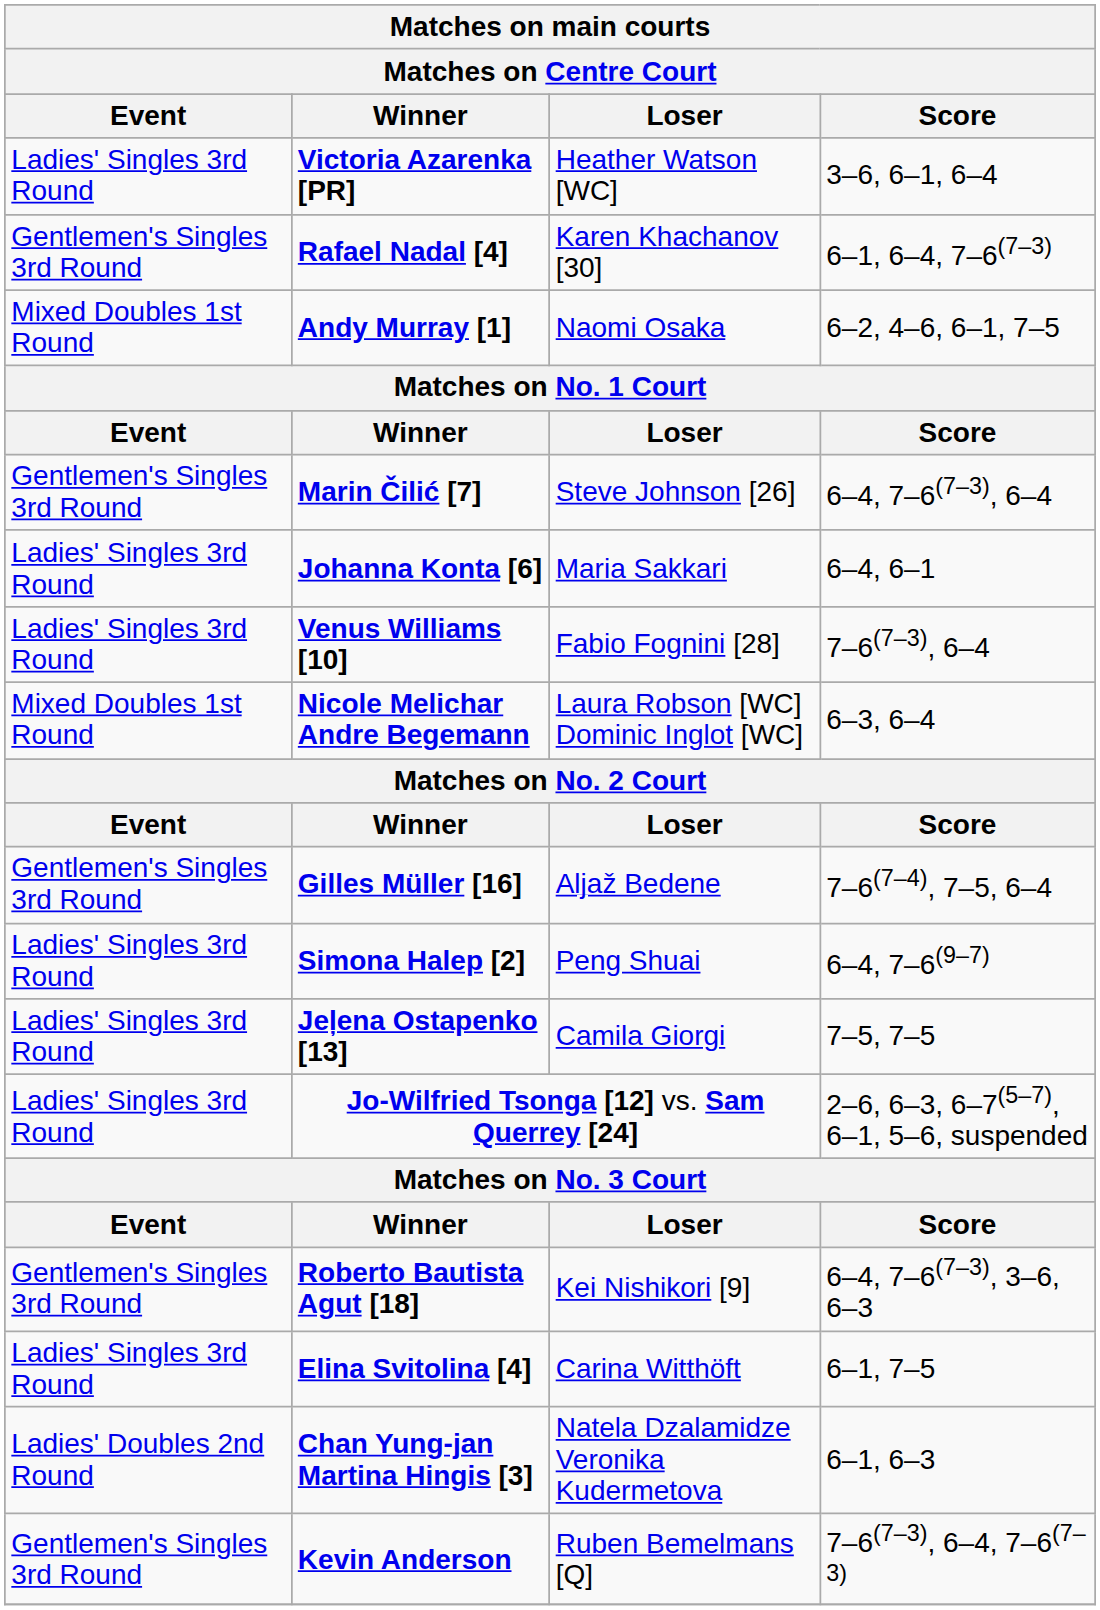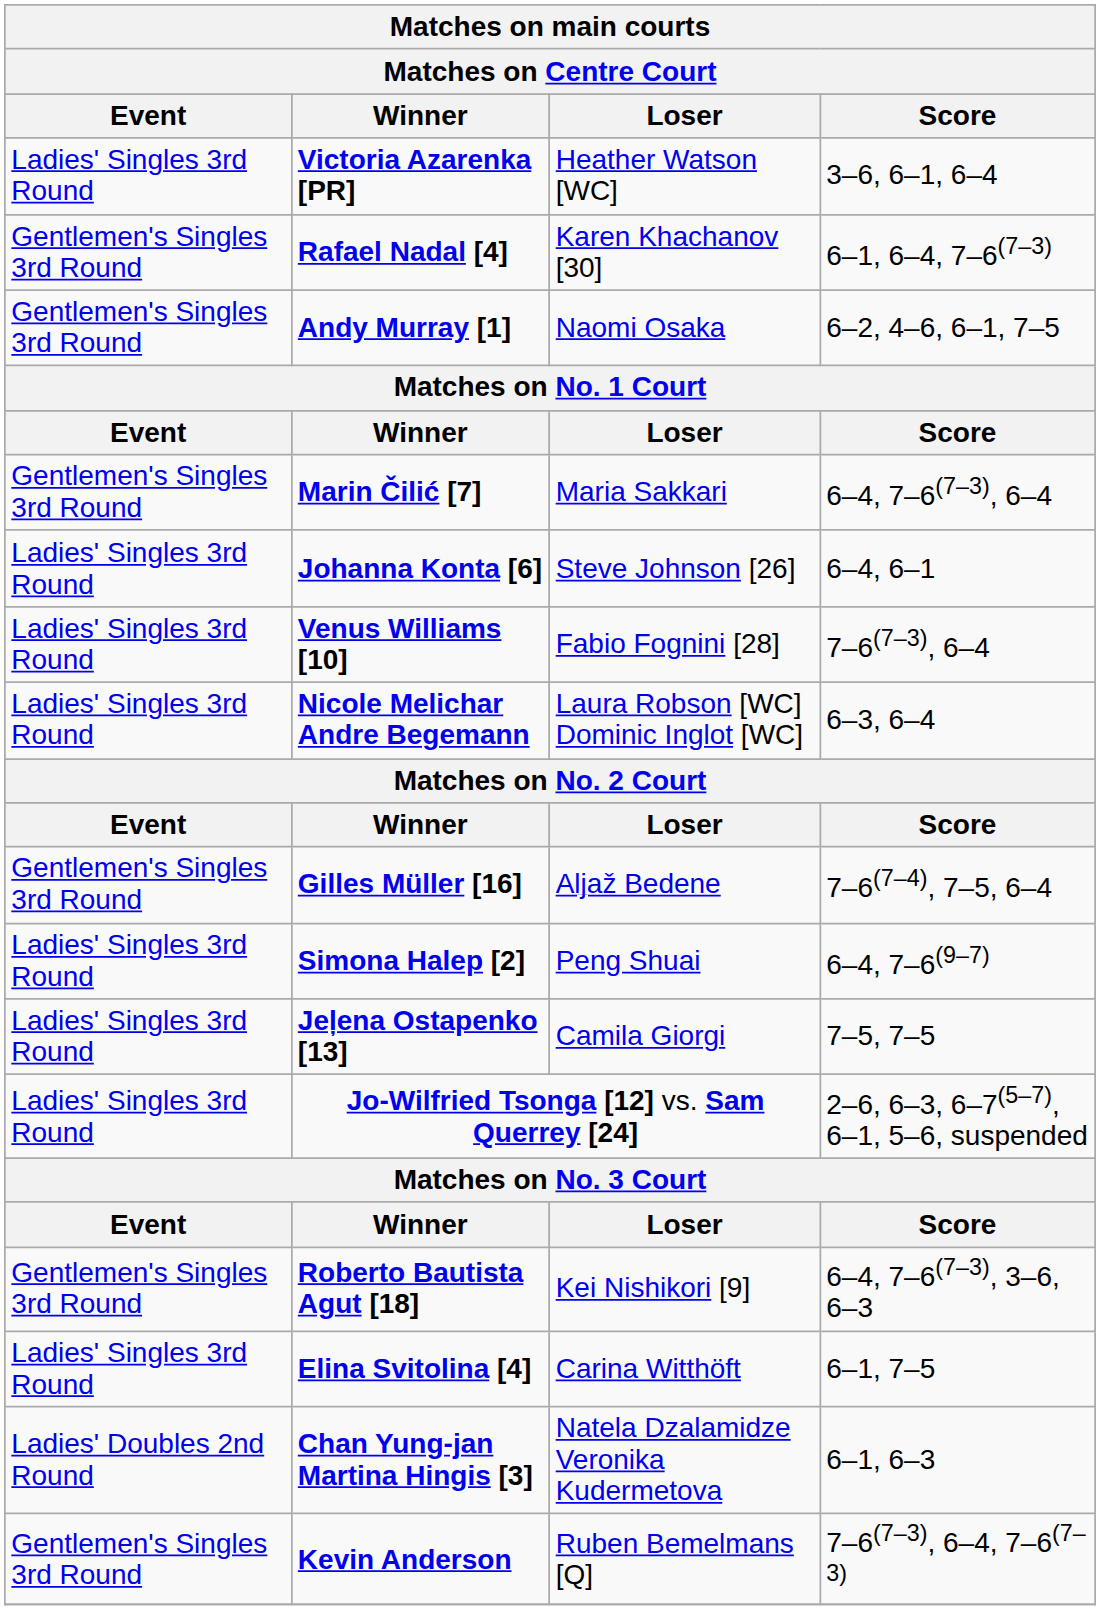(126, 327) Mixed Doubles 1st Round -> (139, 327) Gentlemen's Singles 3rd Round
(676, 492) Steve Johnson [26] -> (641, 492) Maria Sakkari
(641, 568) Maria Sakkari -> (676, 568) Steve Johnson [26]
(126, 719) Mixed Doubles 1st Round -> (129, 719) Ladies' Singles 3rd Round
